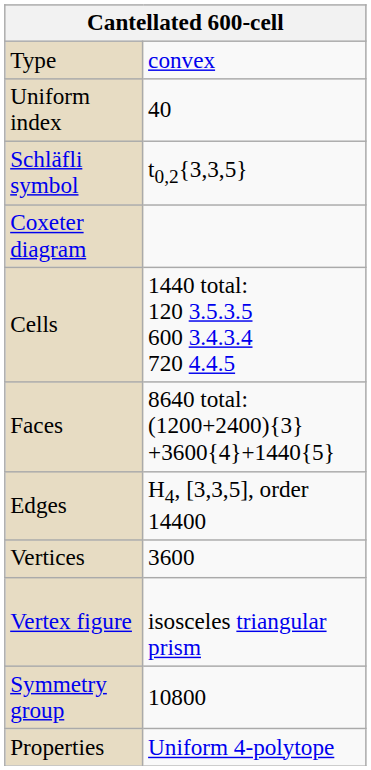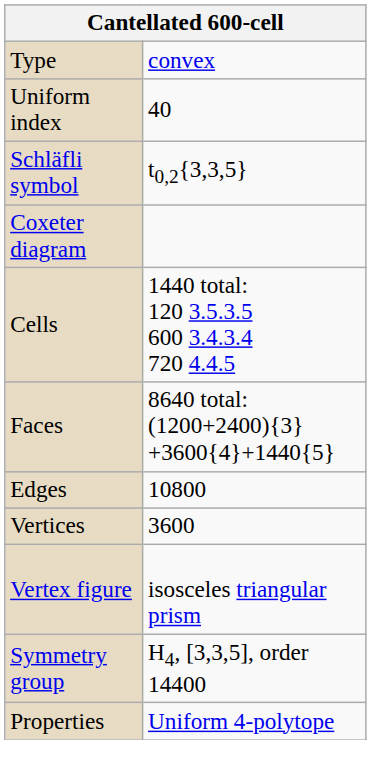(228, 505) H4, [3,3,5], order 14400 -> (177, 489) 10800
(177, 697) 10800 -> (228, 668) H4, [3,3,5], order 14400
